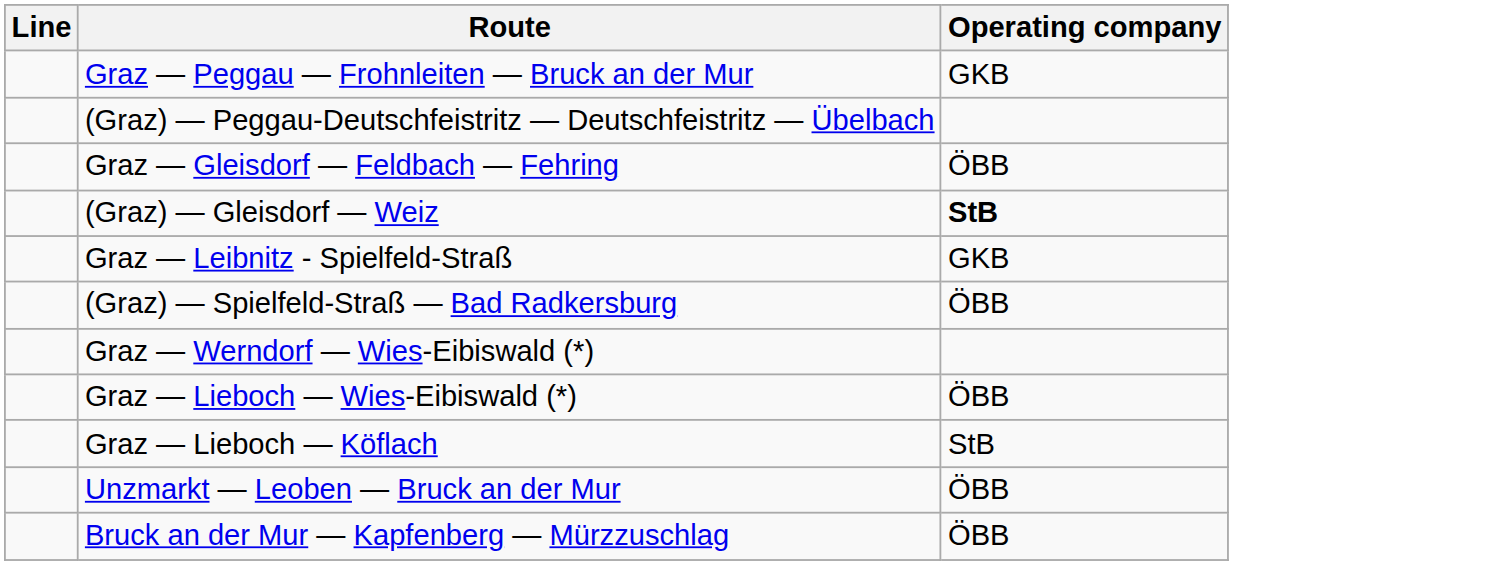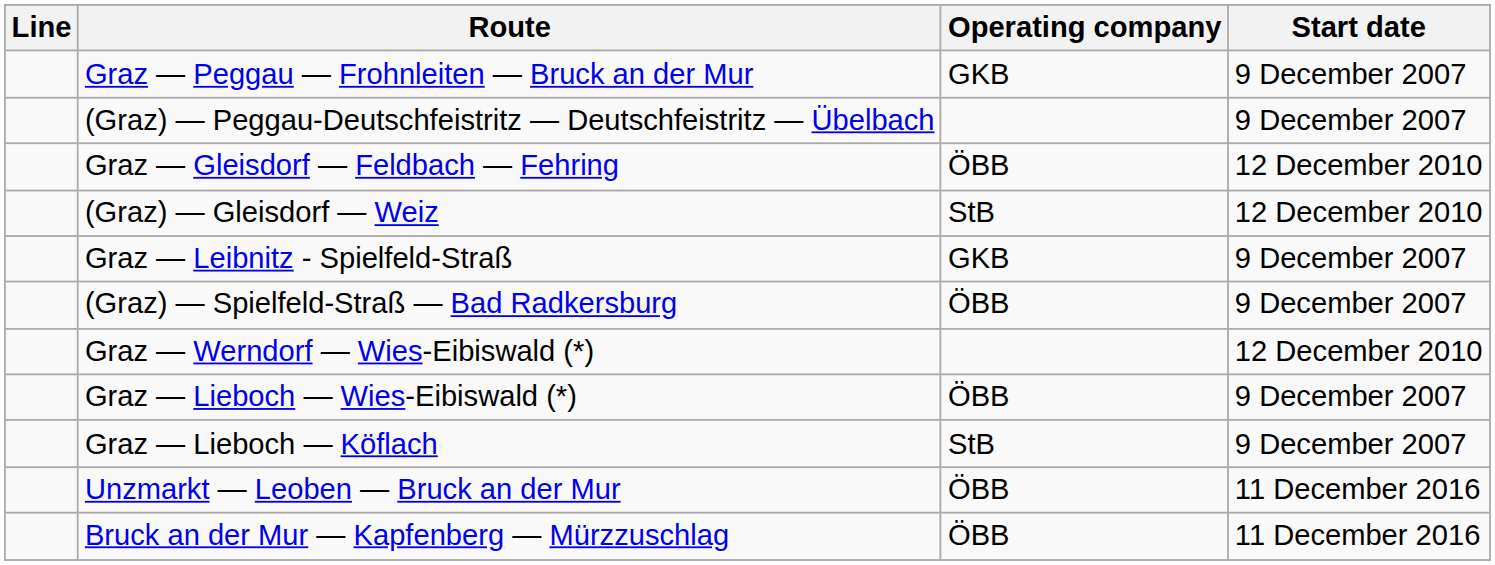+ column: (1359, 27)
(973, 212) bold -> (971, 212) normal
